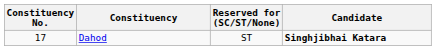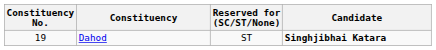(40, 38) 17 -> (40, 38) 19
